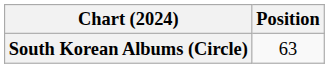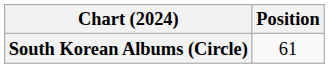(288, 48) 63 -> (288, 48) 61
